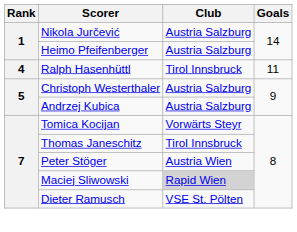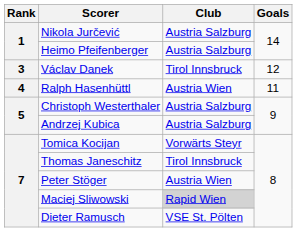+ row: (77, 69)
(204, 69) Tirol Innsbruck -> (199, 87) Austria Wien
